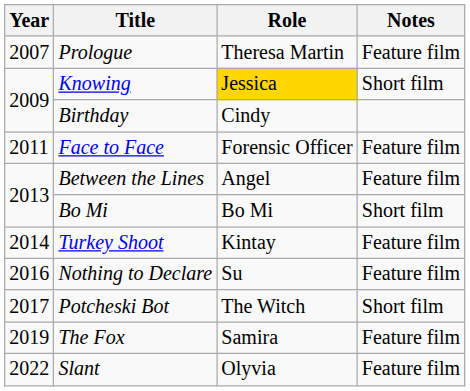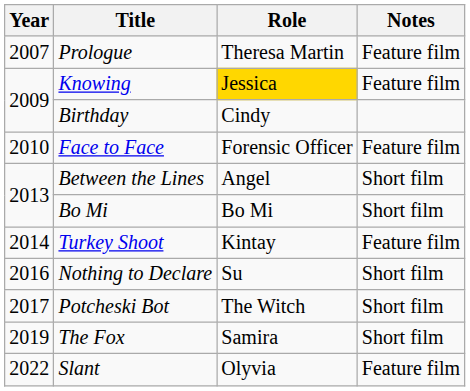(403, 83) Short film -> (411, 83) Feature film
(29, 147) 2011 -> (29, 147) 2010
(411, 178) Feature film -> (403, 178) Short film
(411, 274) Feature film -> (403, 274) Short film
(411, 337) Feature film -> (403, 337) Short film
